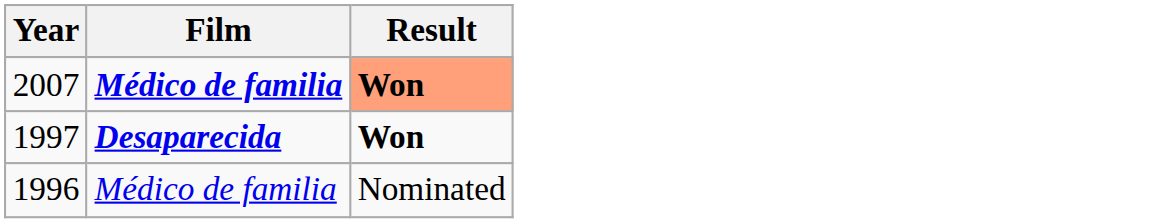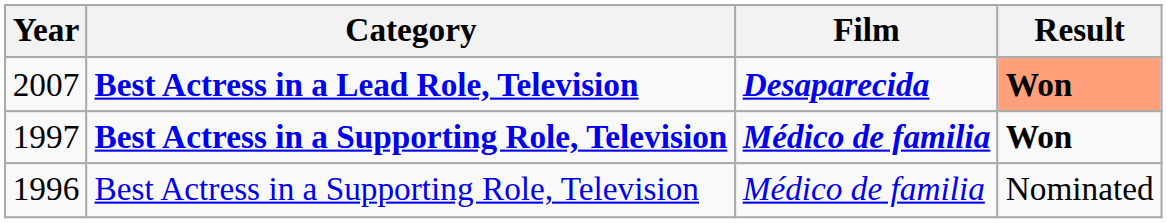+ column: (411, 30)
(218, 83) Médico de familia -> (836, 83) Desaparecida
(188, 136) Desaparecida -> (867, 136) Médico de familia
